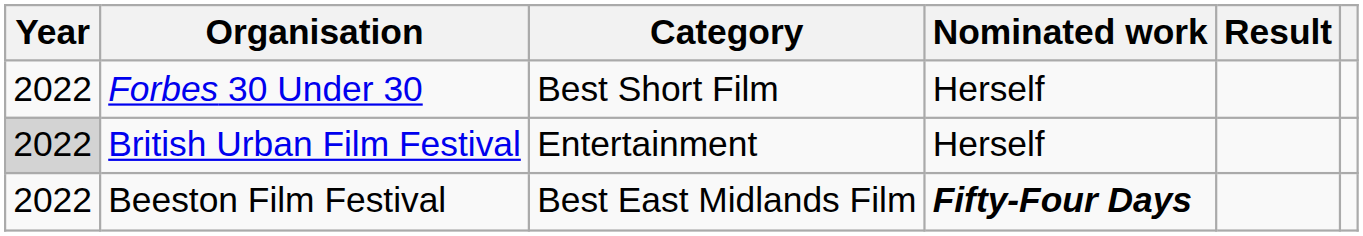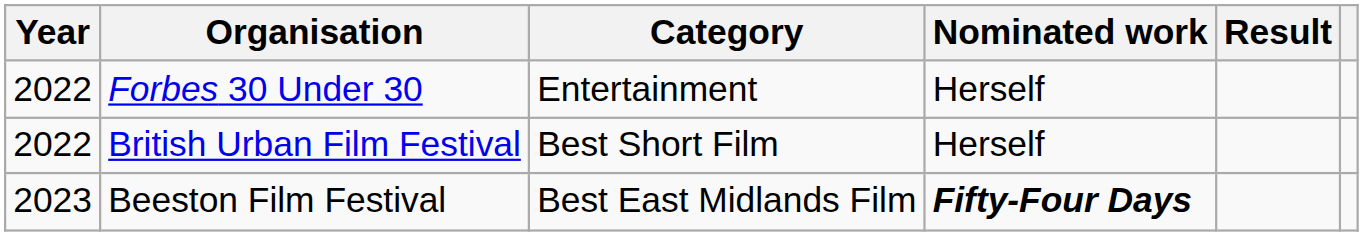(658, 88) Best Short Film -> (647, 88) Entertainment
(53, 144) lightgrey background -> (53, 144) no background
(647, 144) Entertainment -> (658, 144) Best Short Film
(53, 200) 2022 -> (53, 200) 2023
